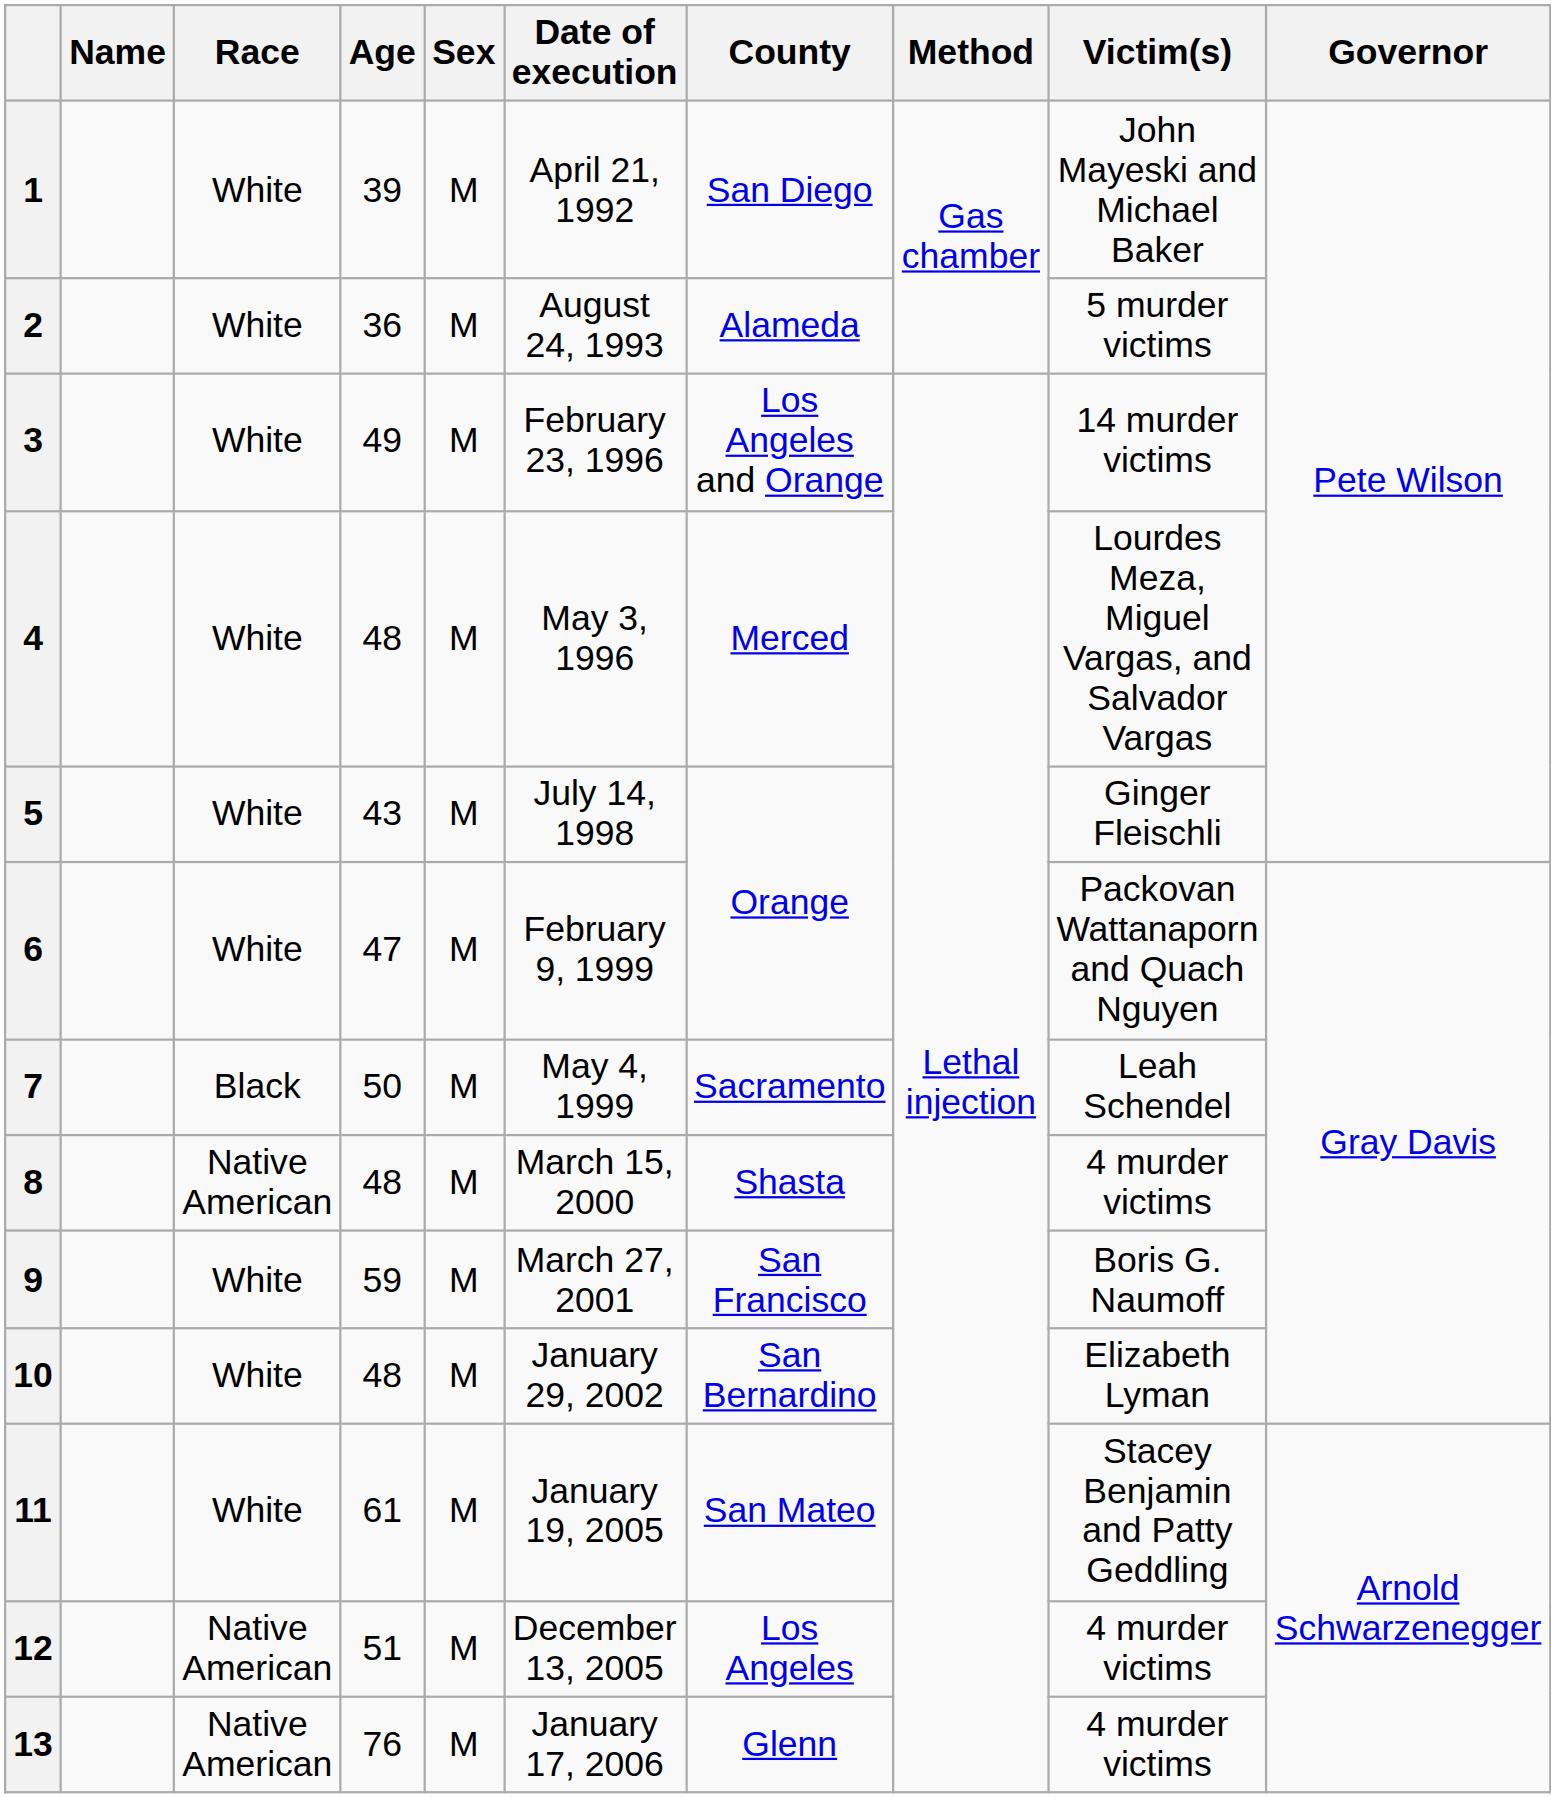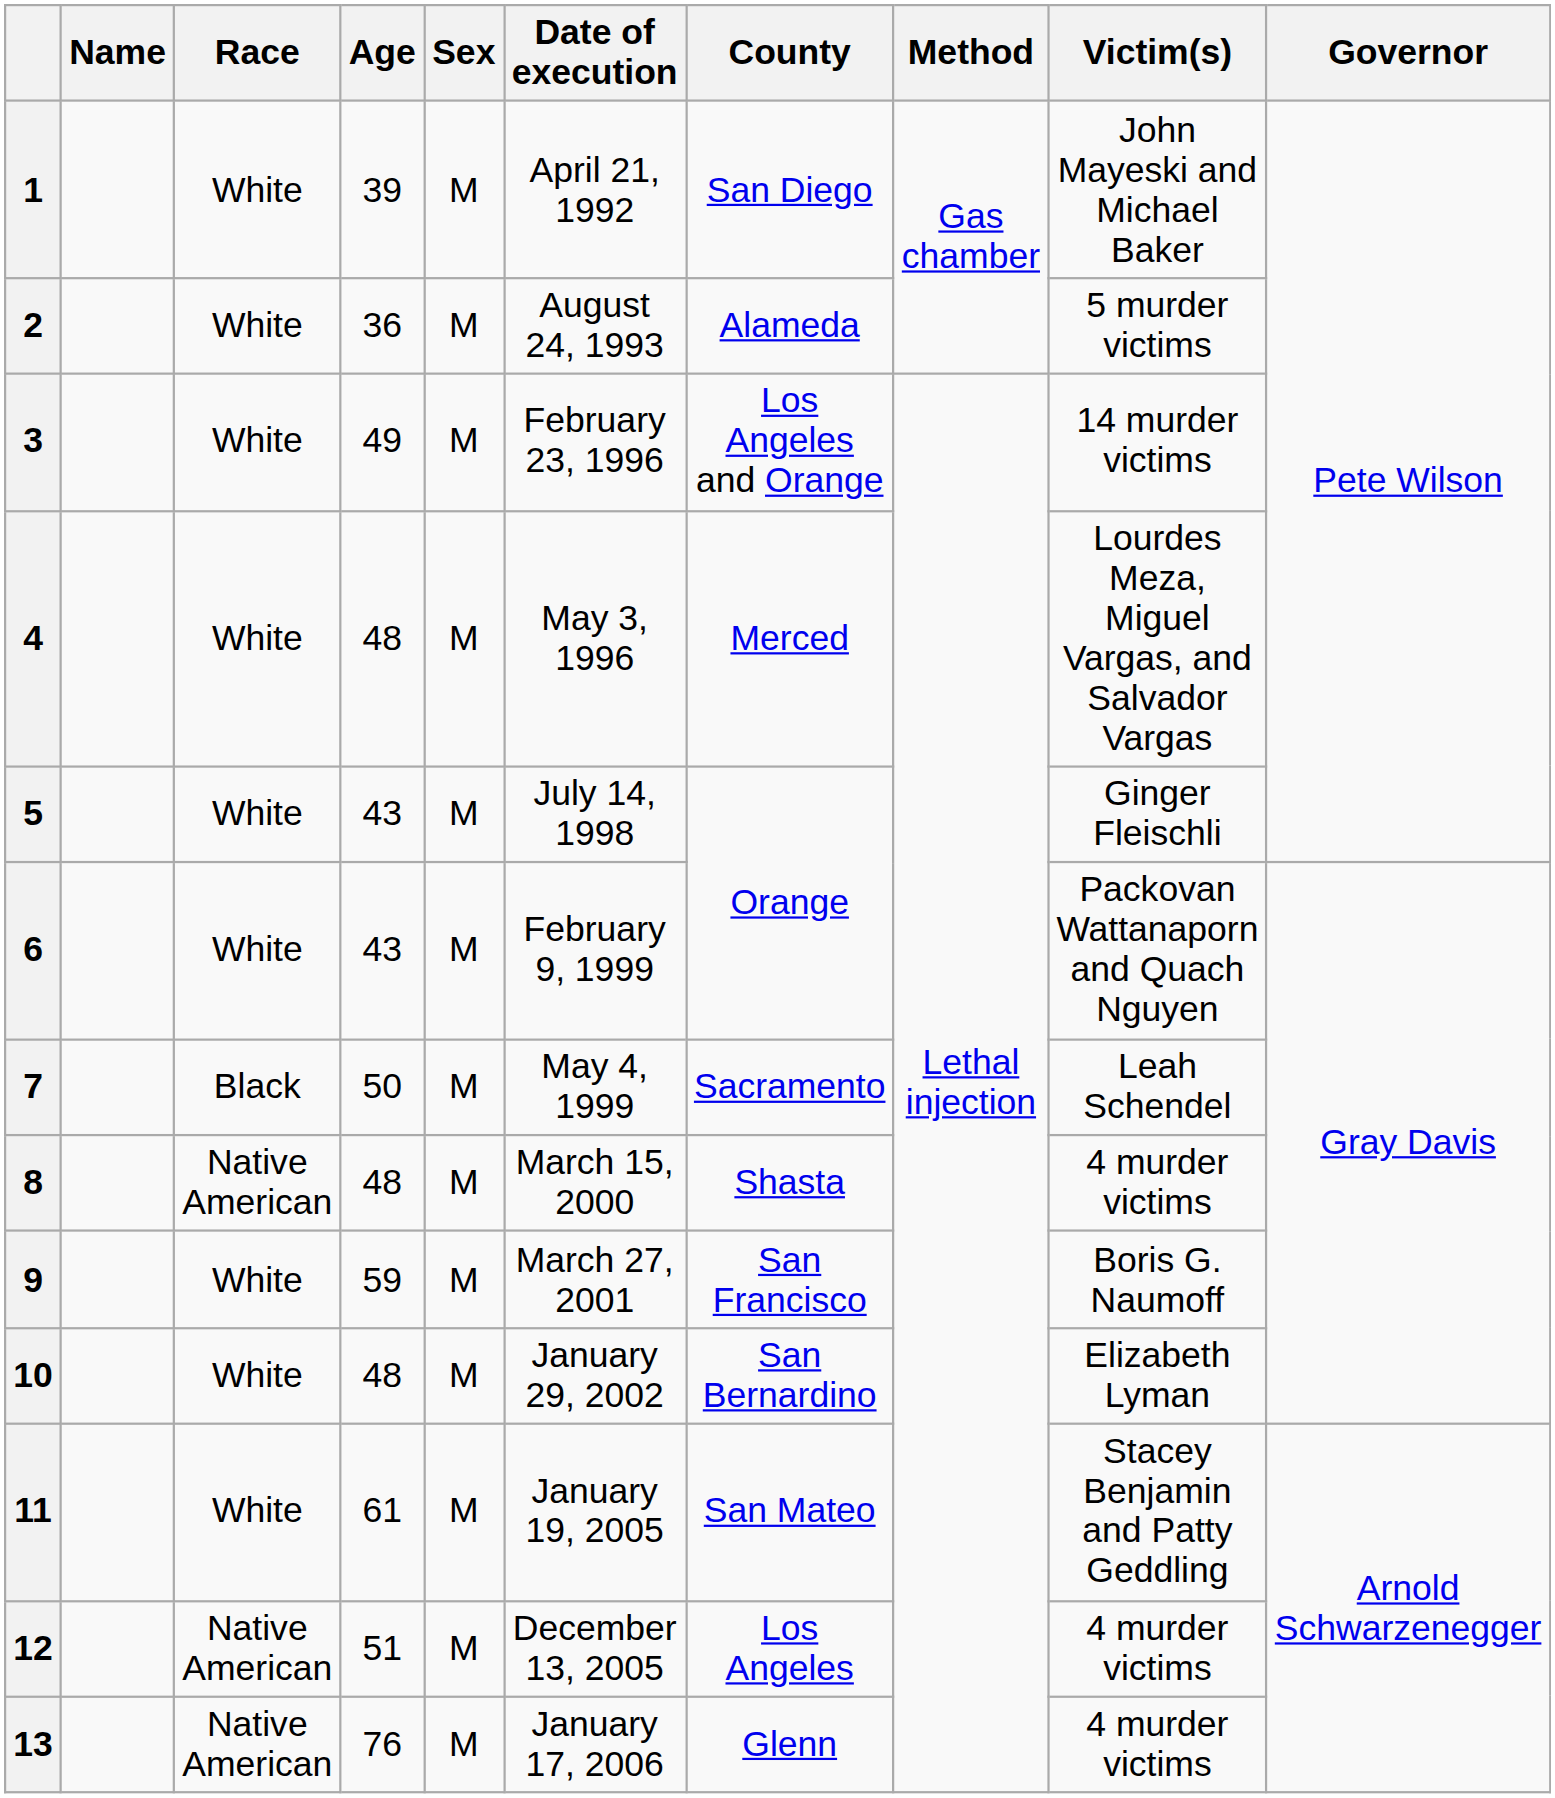(382, 950) 47 -> (382, 950) 43
